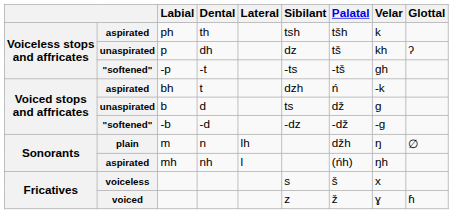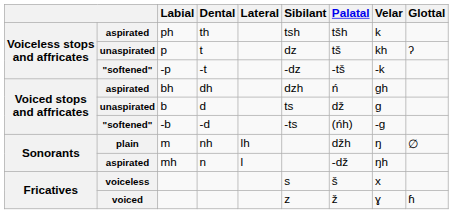(206, 50) dh -> (201, 50) t
(291, 69) -ts -> (292, 69) -dz
(381, 69) gh -> (380, 69) -k
(201, 87) t -> (206, 87) dh
(380, 87) -k -> (381, 87) gh
(292, 124) -dz -> (291, 124) -ts
(340, 124) -dž -> (342, 124) (ńh)
(203, 143) n -> (206, 143) nh
(206, 162) nh -> (203, 162) n
(342, 162) (ńh) -> (340, 162) -dž
